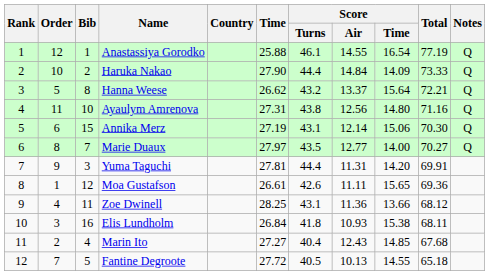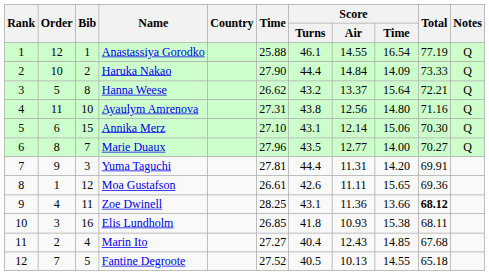(273, 128) 27.19 -> (273, 128) 27.10
(273, 147) 27.97 -> (273, 147) 27.96
(434, 204) normal -> (434, 204) bold
(273, 223) 26.84 -> (273, 223) 26.85
(273, 261) 27.72 -> (273, 261) 27.52
